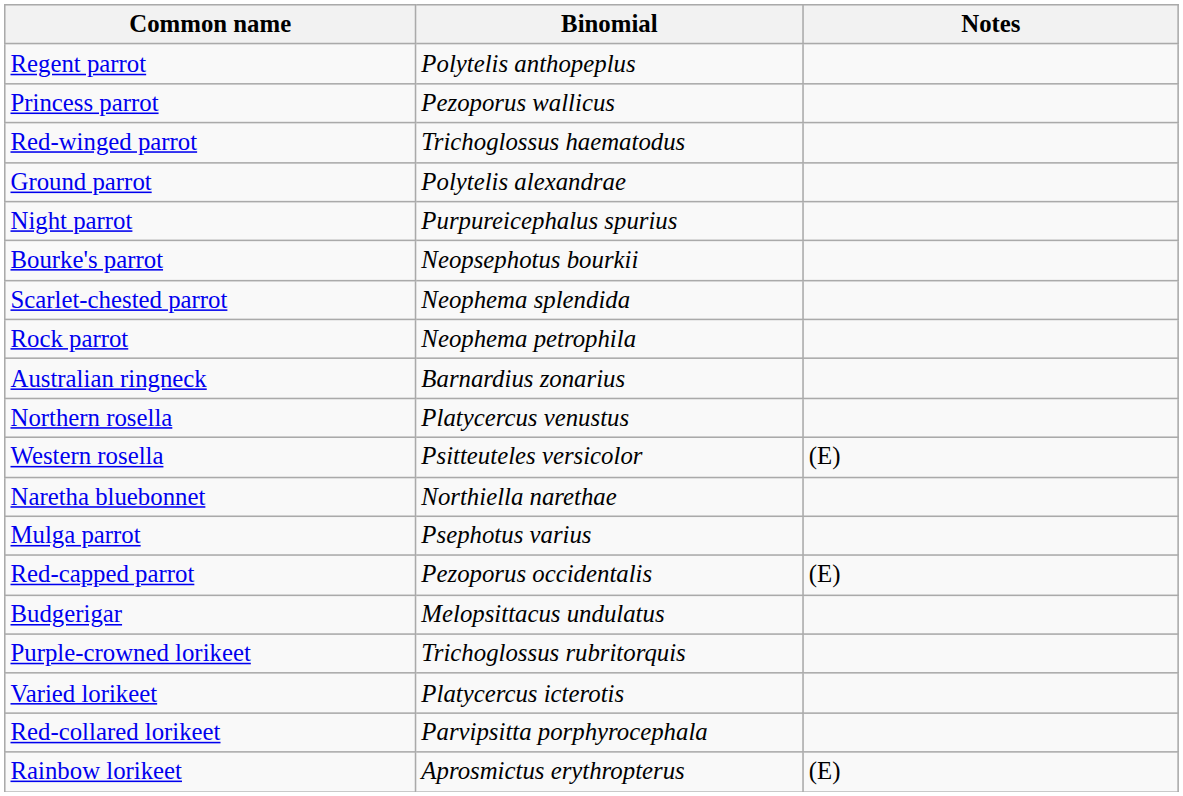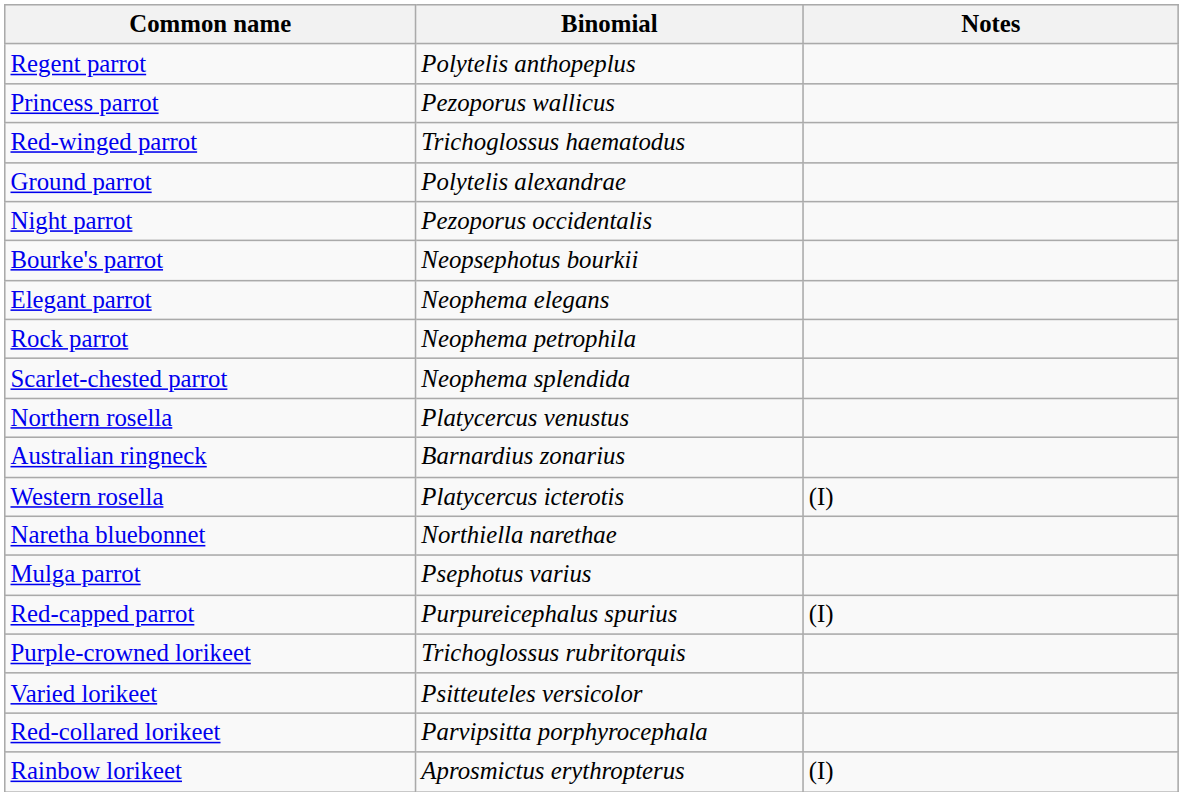(549, 220) Purpureicephalus spurius -> (537, 220) Pezoporus occidentalis
+ row: (81, 299)
rows swapped: (69, 338) <-> (119, 299)
rows swapped: (109, 378) <-> (91, 417)
(532, 456) Psitteuteles versicolor -> (523, 496) Platycercus icterotis
(825, 456) (E) -> (821, 496) (I)
(537, 574) Pezoporus occidentalis -> (549, 614) Purpureicephalus spurius
(825, 574) (E) -> (821, 614) (I)
- row: (66, 614)
(523, 692) Platycercus icterotis -> (532, 692) Psitteuteles versicolor
(825, 771) (E) -> (821, 771) (I)
